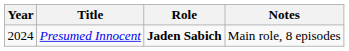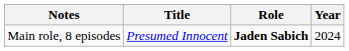columns swapped: (21, 14) <-> (284, 14)
